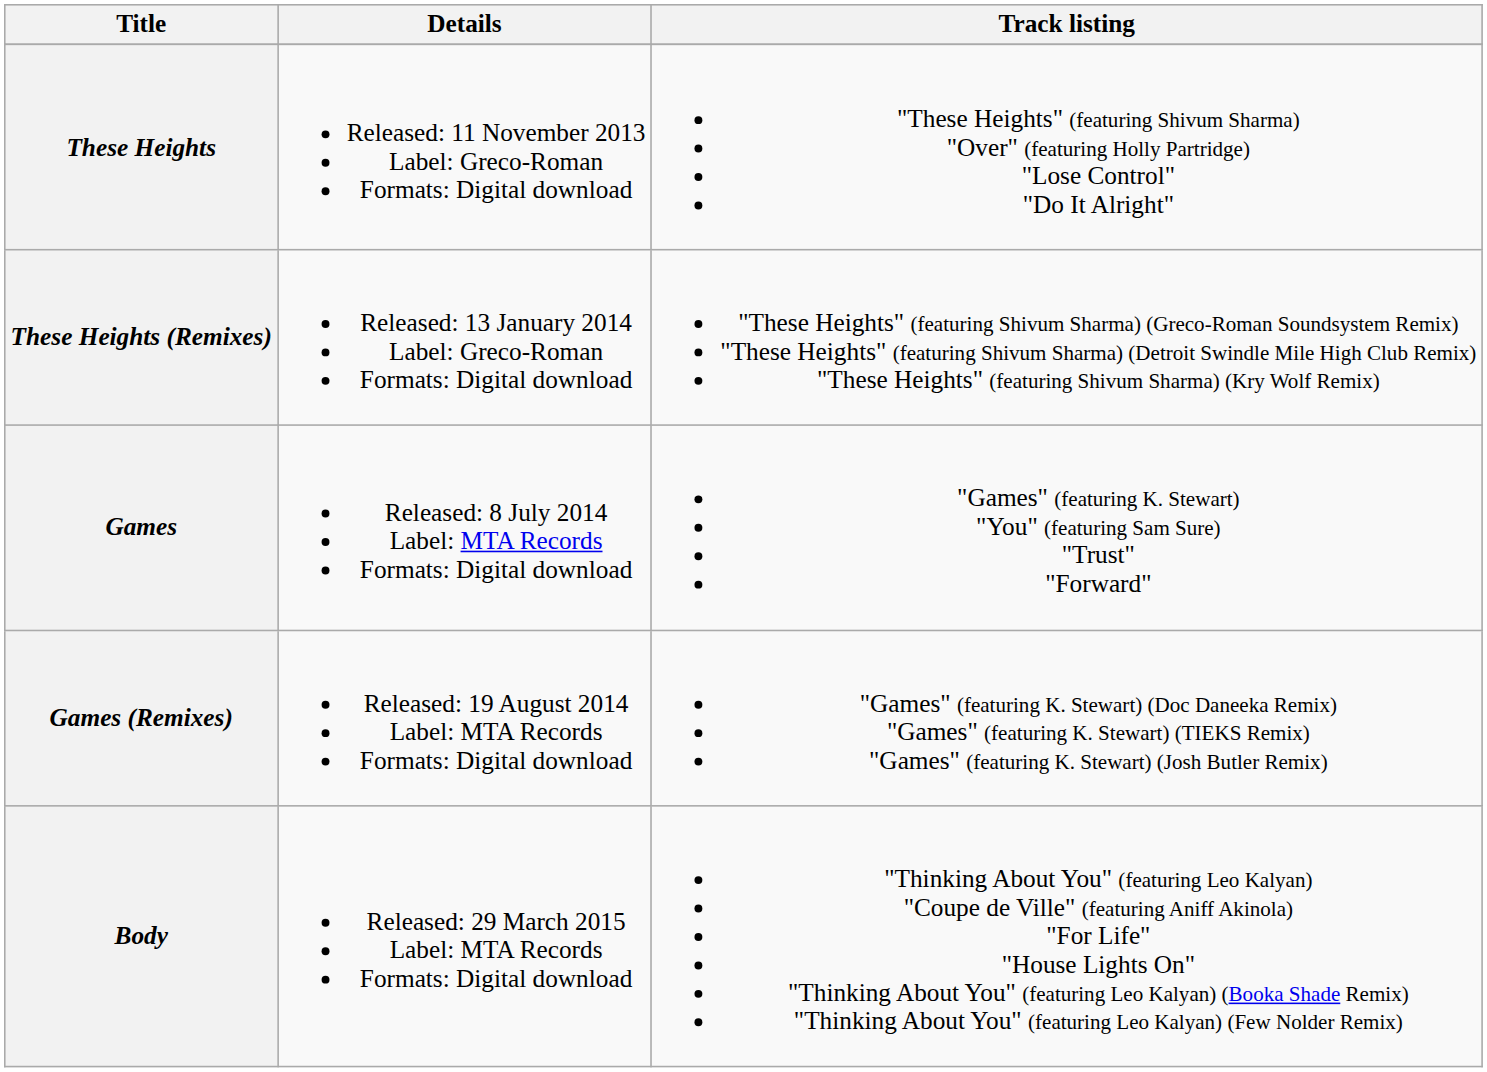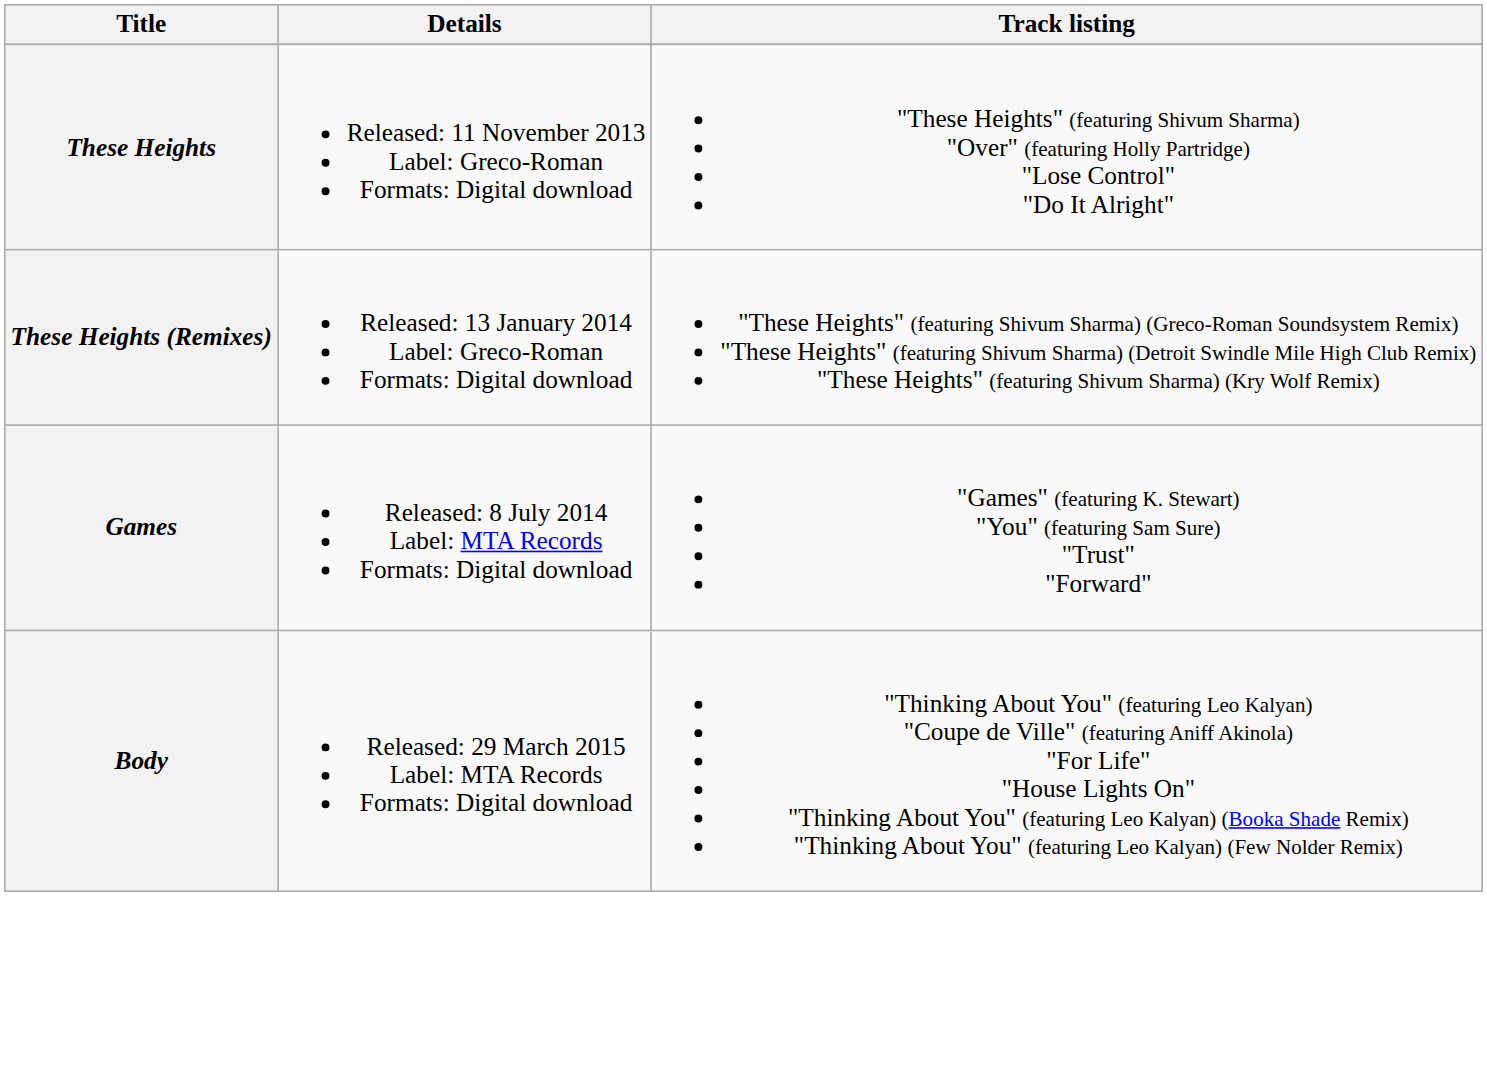- row: (141, 717)
